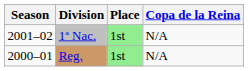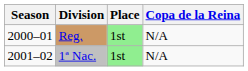rows swapped: (71, 55) <-> (77, 35)
